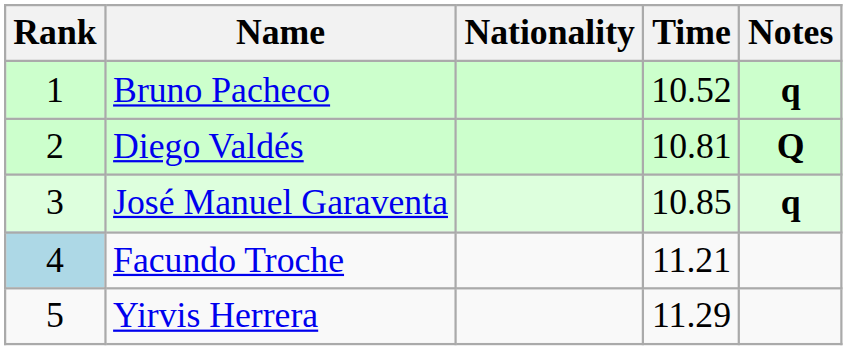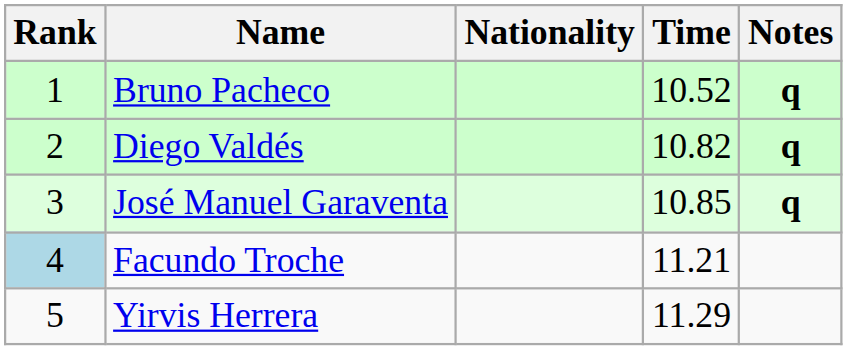(692, 145) 10.81 -> (692, 145) 10.82
(791, 145) Q -> (791, 145) q
